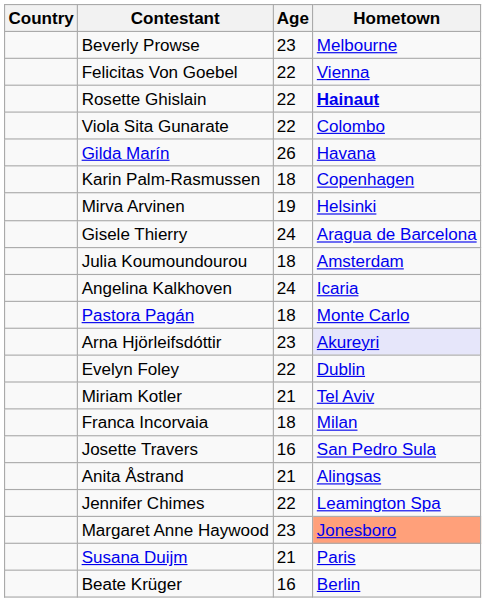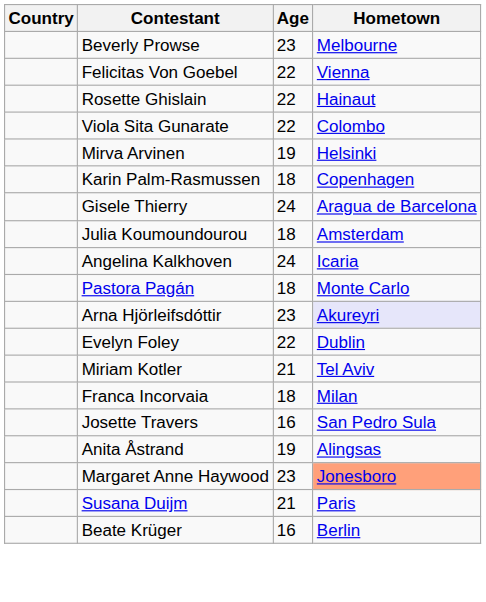(348, 99) bold -> (346, 99) normal
- row: (126, 153)
rows swapped: (171, 180) <-> (133, 207)
(286, 476) 21 -> (286, 449) 19
- row: (143, 503)
